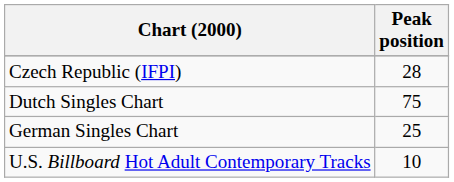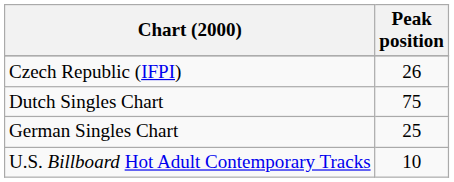(412, 71) 28 -> (412, 71) 26
